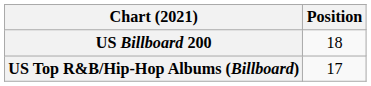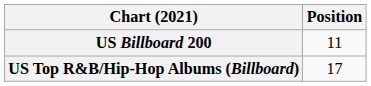(334, 42) 18 -> (334, 42) 11
